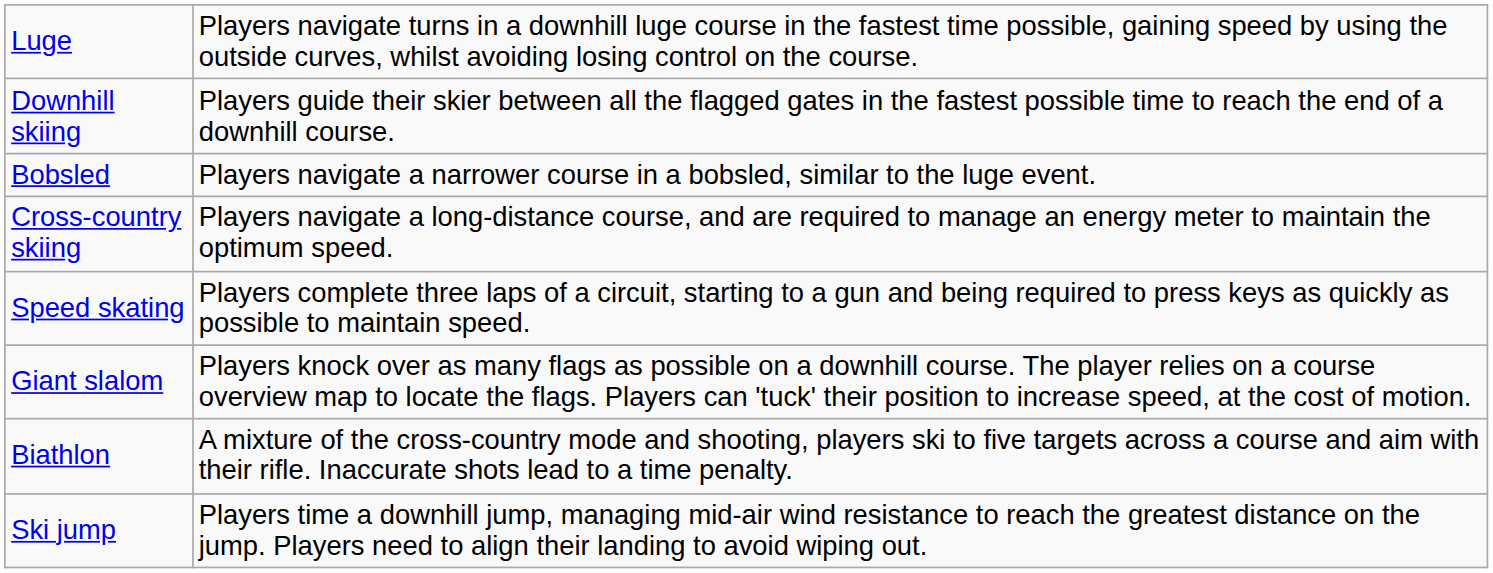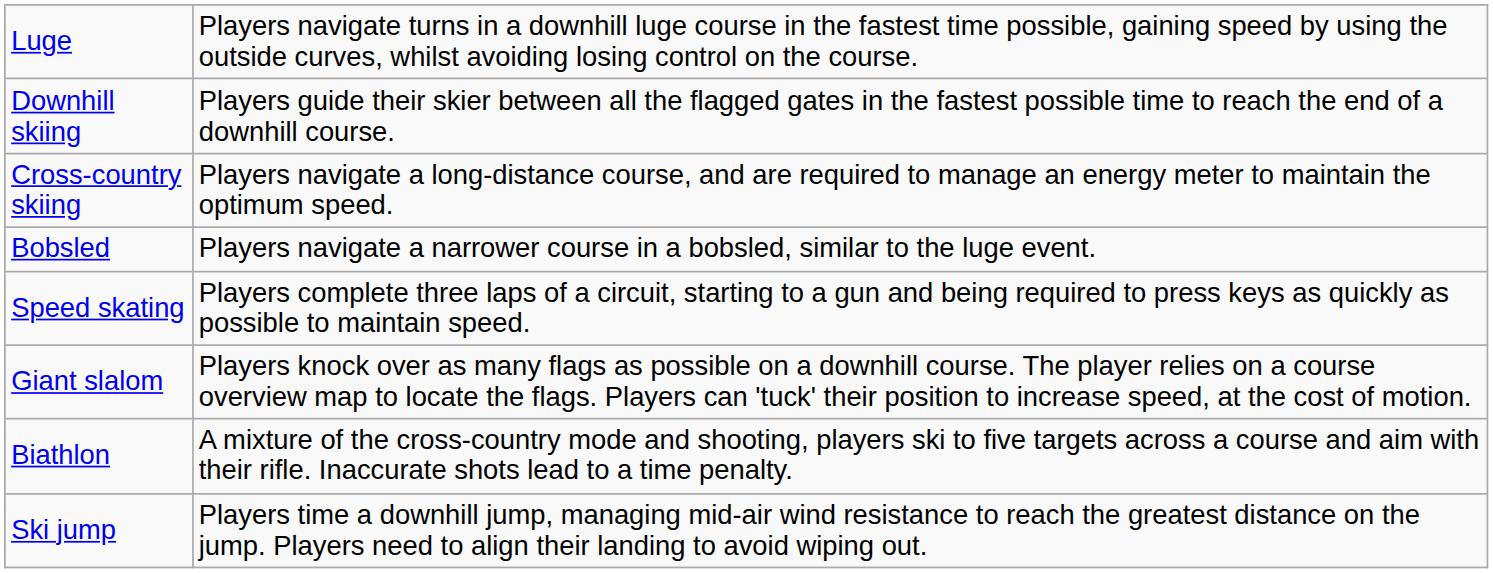rows swapped: (96, 233) <-> (61, 174)
